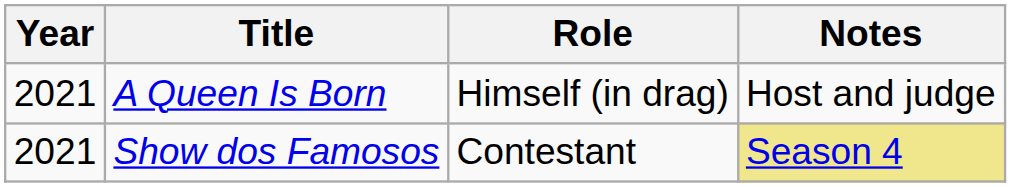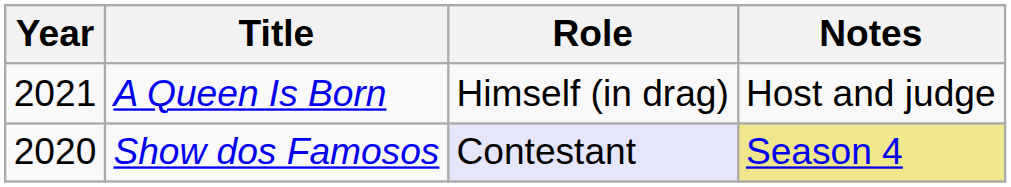(55, 151) 2021 -> (55, 151) 2020
(546, 151) no background -> (546, 151) lavender background
